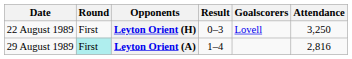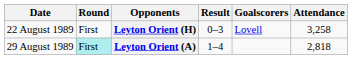(319, 29) 3,250 -> (319, 29) 3,258
(319, 46) 2,816 -> (319, 46) 2,818
